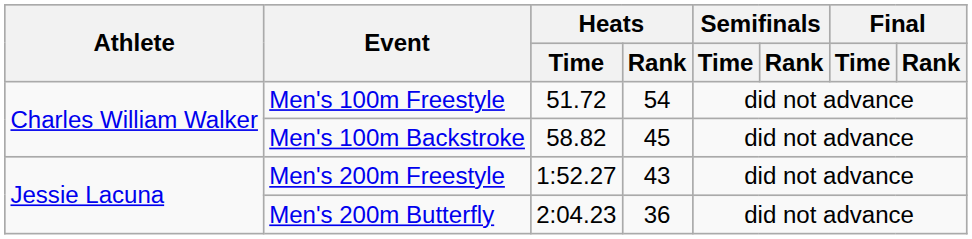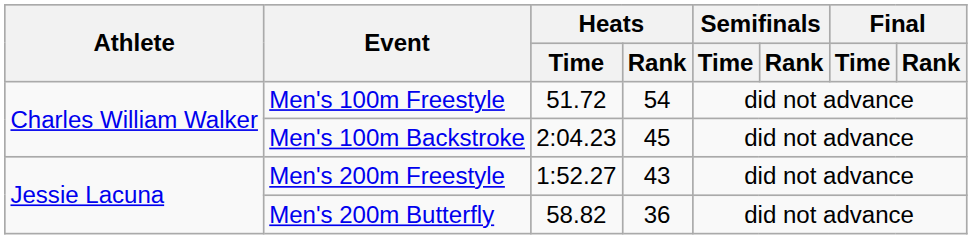(576, 138) 58.82 -> (576, 138) 2:04.23
(576, 214) 2:04.23 -> (576, 214) 58.82
